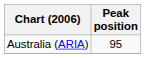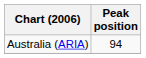(116, 44) 95 -> (116, 44) 94
